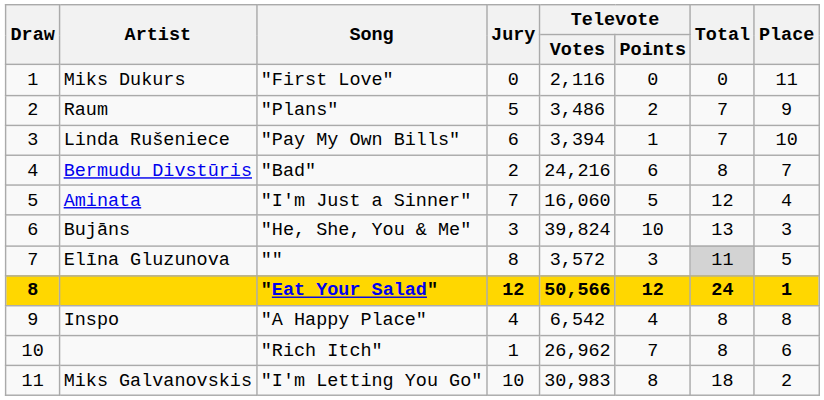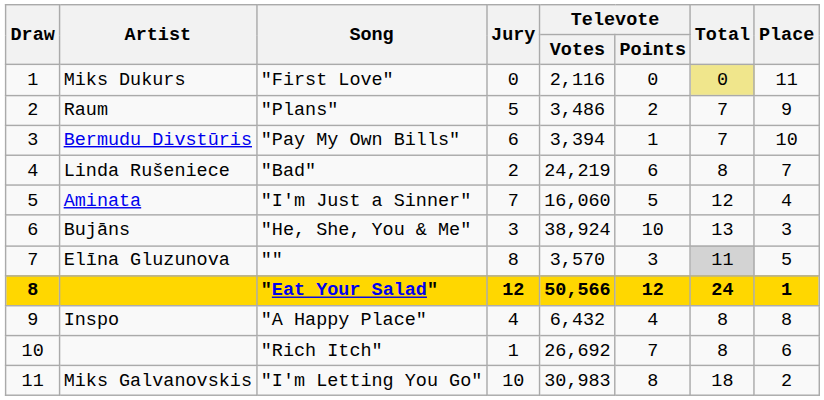(722, 80) no background -> (722, 80) khaki background
(147, 140) Linda Rušeniece -> (158, 140) Bermudu Divstūris
(158, 170) Bermudu Divstūris -> (147, 170) Linda Rušeniece
(577, 170) 24,216 -> (577, 170) 24,219
(577, 230) 39,824 -> (577, 230) 38,924
(577, 260) 3,572 -> (577, 260) 3,570
(577, 321) 6,542 -> (577, 321) 6,432
(577, 351) 26,962 -> (577, 351) 26,692
